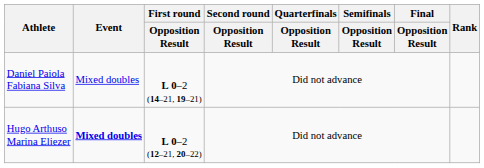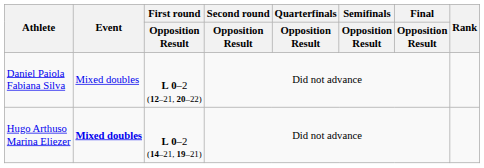(174, 92) L 0–2 (14–21, 19–21) -> (174, 92) L 0–2 (12–21, 20–22)
(174, 148) L 0–2 (12–21, 20–22) -> (174, 148) L 0–2 (14–21, 19–21)
